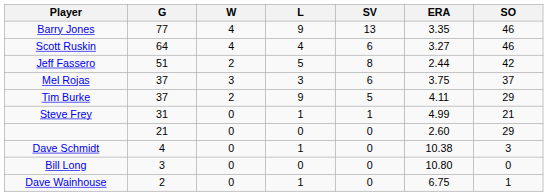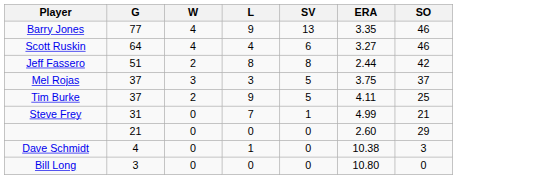(301, 64) 5 -> (251, 64) 8
(370, 81) 6 -> (308, 81) 5
(508, 98) 29 -> (423, 98) 25
(301, 115) 1 -> (251, 115) 7
- row: (66, 183)
